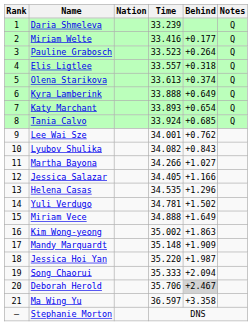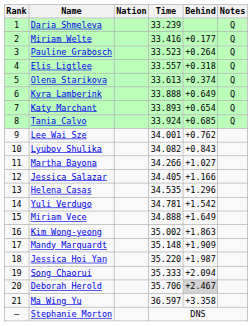(201, 204) +1.502 -> (201, 204) +1.542
